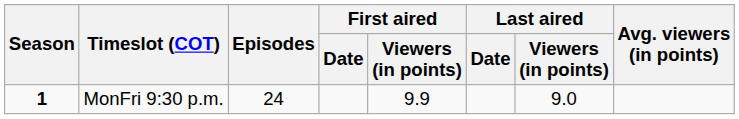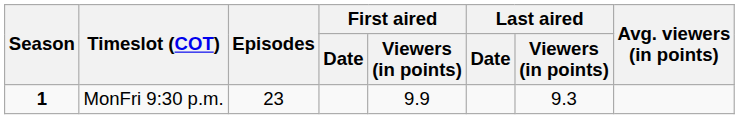(274, 98) 24 -> (274, 98) 23
(564, 98) 9.0 -> (564, 98) 9.3
